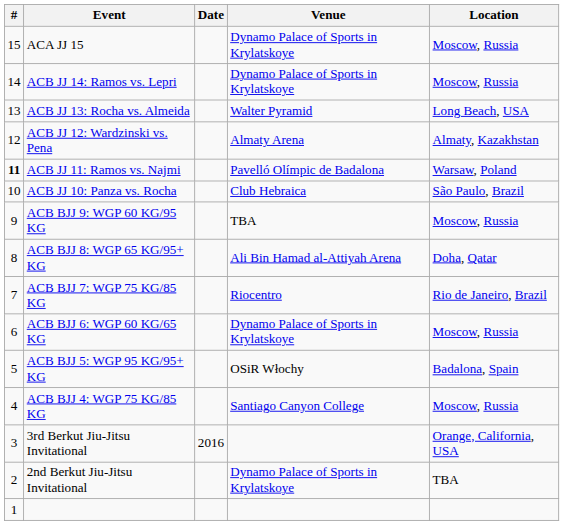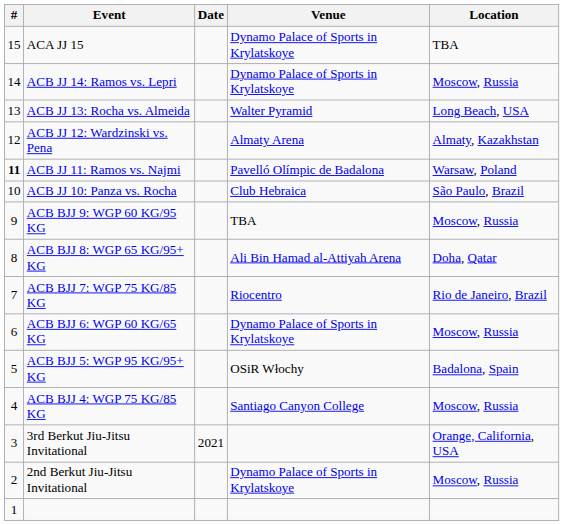(475, 45) Moscow, Russia -> (446, 45) TBA
(211, 443) 2016 -> (211, 443) 2021
(446, 480) TBA -> (475, 480) Moscow, Russia
